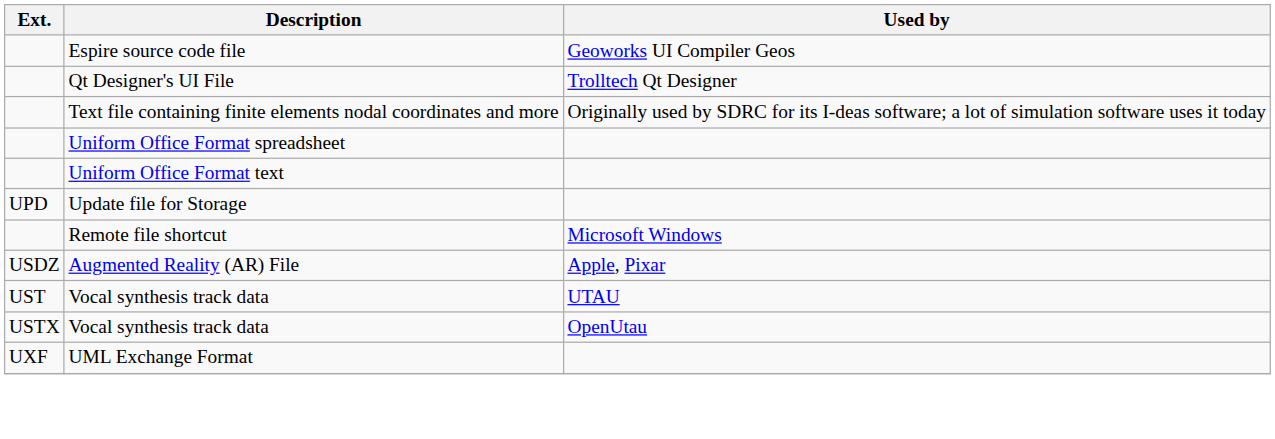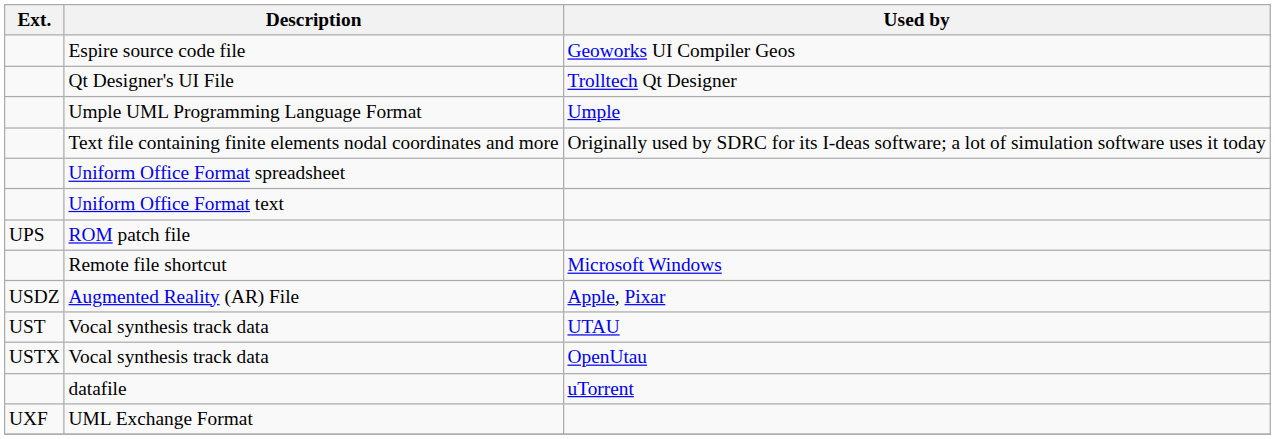+ row: (245, 111)
- row: (158, 204)
+ row: (129, 234)
+ row: (98, 388)
